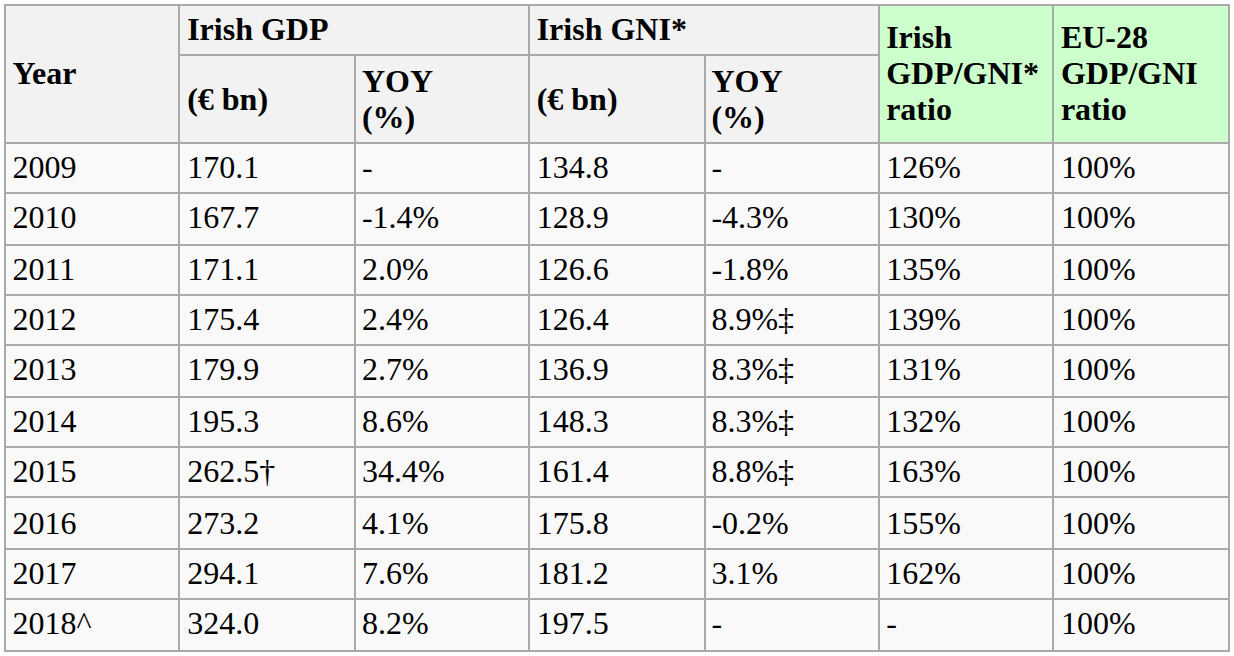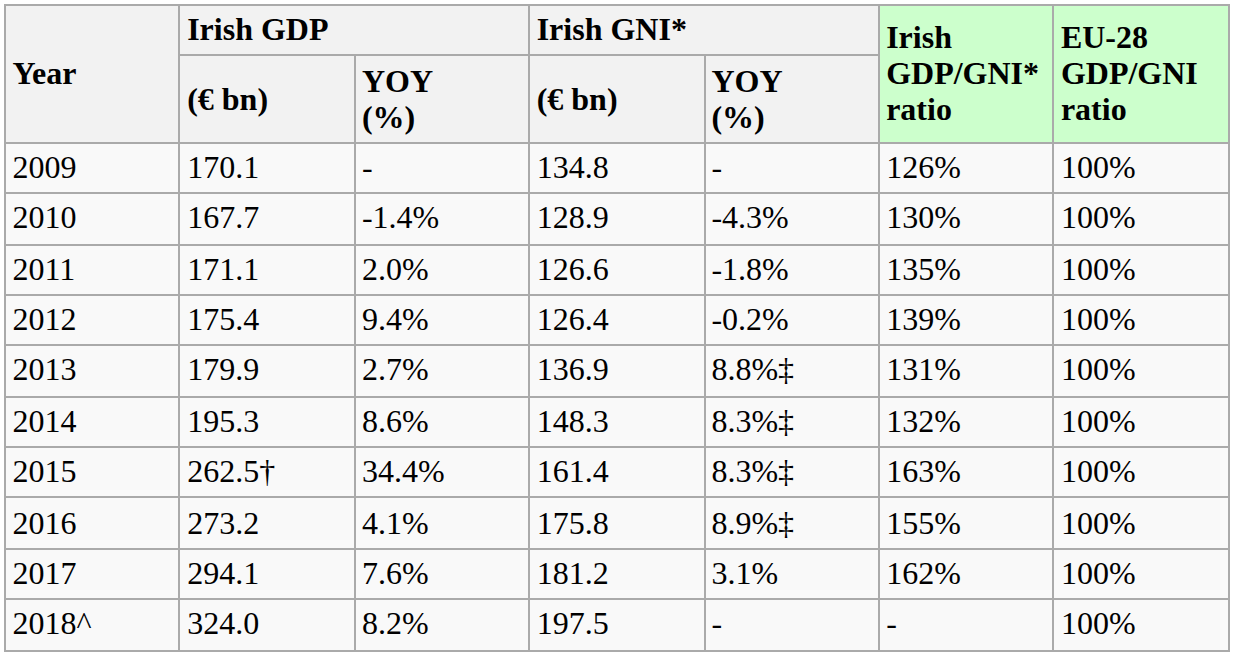(395, 319) 2.4% -> (395, 319) 9.4%
(753, 319) 8.9%‡ -> (750, 319) -0.2%
(753, 370) 8.3%‡ -> (753, 370) 8.8%‡
(753, 471) 8.8%‡ -> (753, 471) 8.3%‡
(750, 522) -0.2% -> (753, 522) 8.9%‡
